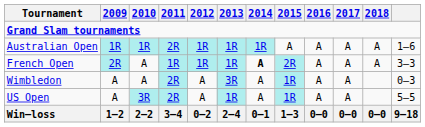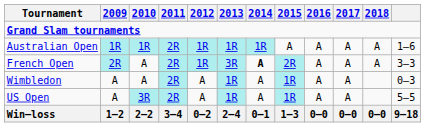(173, 63) 1R -> (173, 63) 2R
(231, 63) 1R -> (231, 63) 3R
(231, 80) 3R -> (231, 80) 1R
